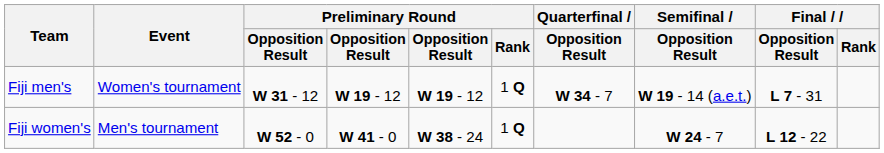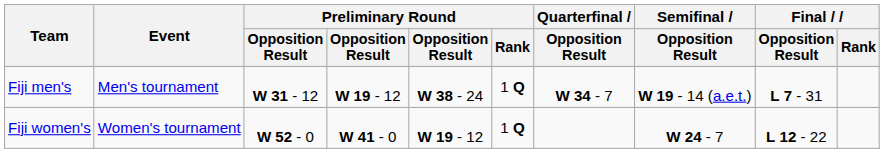(169, 87) Women's tournament -> (158, 87) Men's tournament
(450, 96) W 19 - 12 -> (450, 96) W 38 - 24
(158, 128) Men's tournament -> (169, 128) Women's tournament
(450, 137) W 38 - 24 -> (450, 137) W 19 - 12
